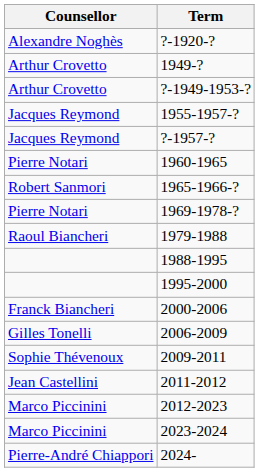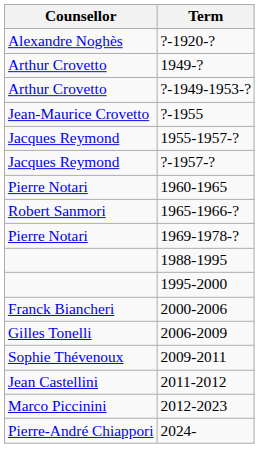+ row: (182, 114)
- row: (194, 235)
- row: (194, 430)
